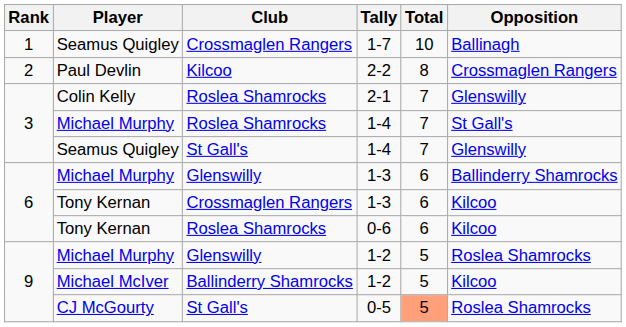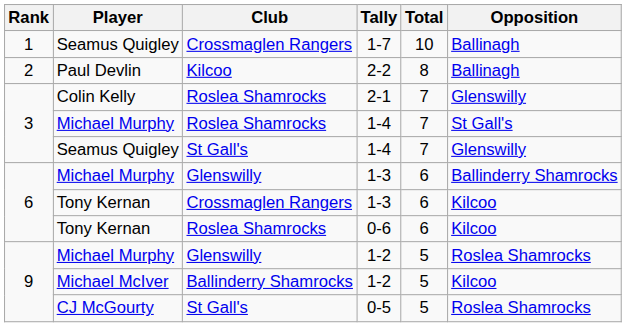(534, 70) Crossmaglen Rangers -> (485, 70) Ballinagh
(424, 307) lightsalmon background -> (424, 307) no background
